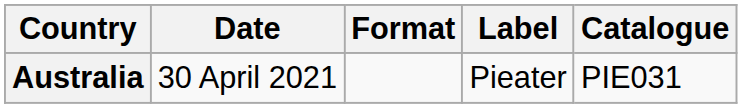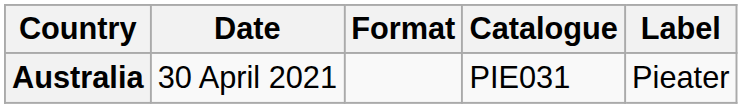columns swapped: (518, 28) <-> (655, 28)
